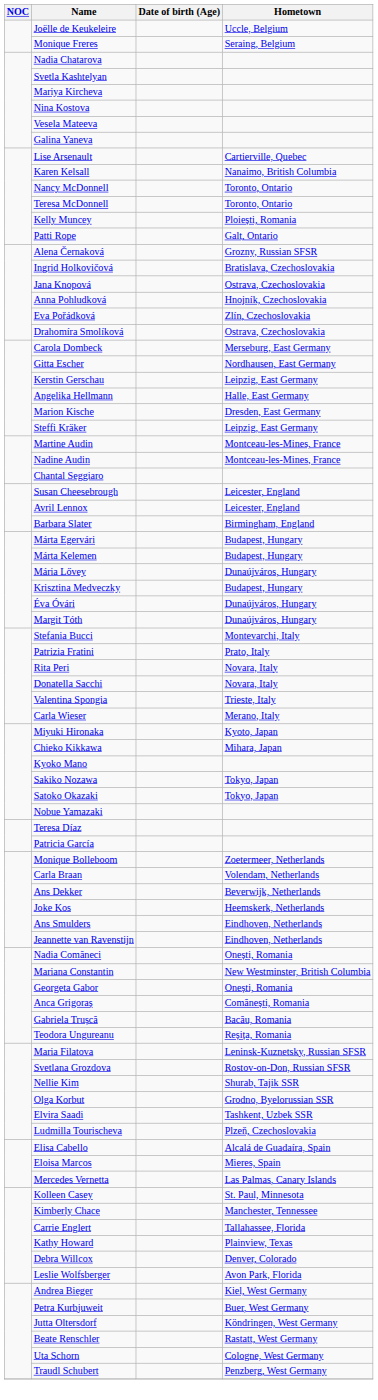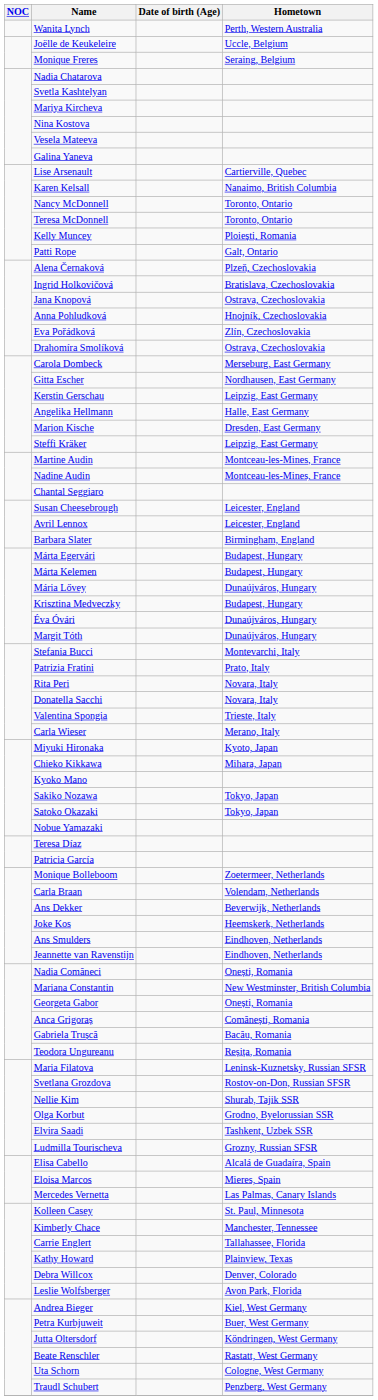+ row: (62, 28)
(271, 252) Grozny, Russian SFSR -> (270, 268) Plzeň, Czechoslovakia
(270, 1131) Plzeň, Czechoslovakia -> (271, 1147) Grozny, Russian SFSR
